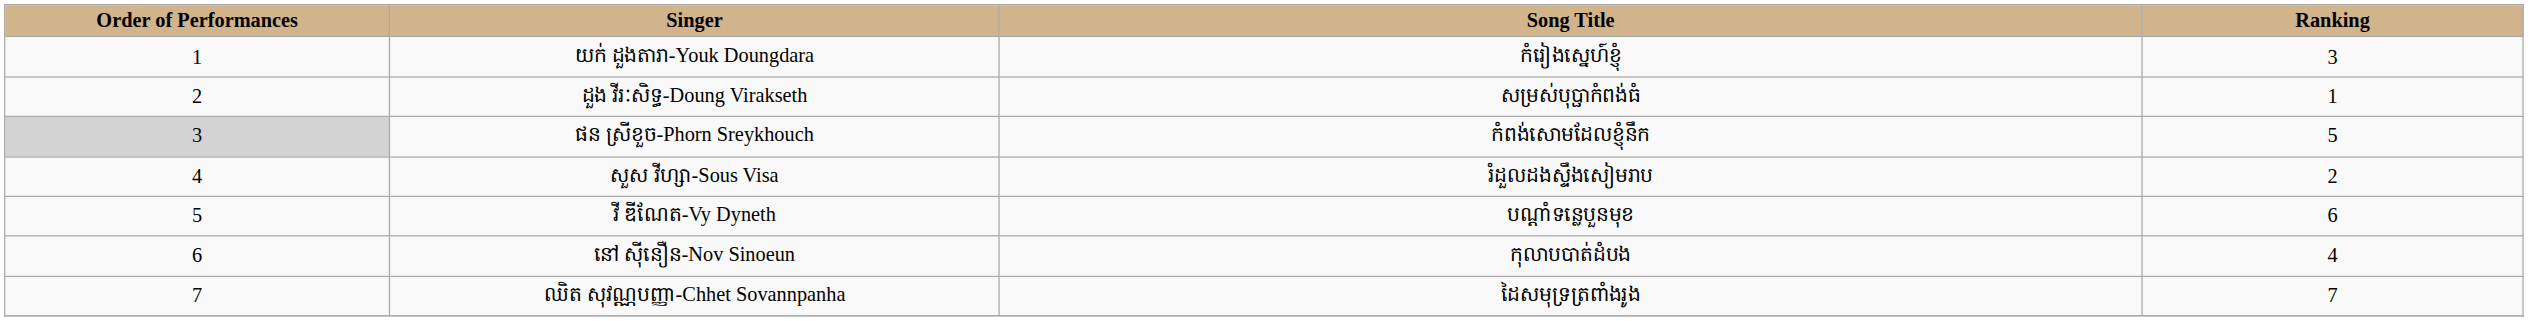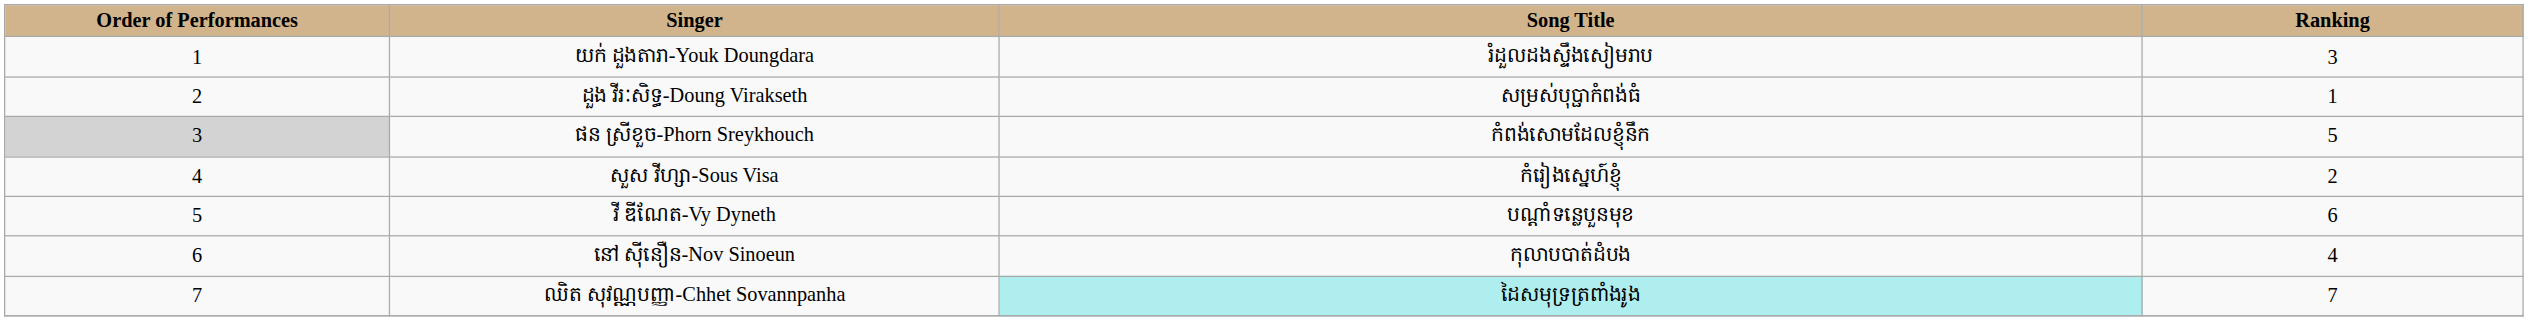(1571, 55) កំរៀងស្នេហ៍ខ្ញុំ -> (1571, 55) រំដួលដងស្ទឹងសៀមរាប
(1571, 174) រំដួលដងស្ទឹងសៀមរាប -> (1571, 174) កំរៀងស្នេហ៍ខ្ញុំ
(1571, 294) no background -> (1571, 294) paleturquoise background
